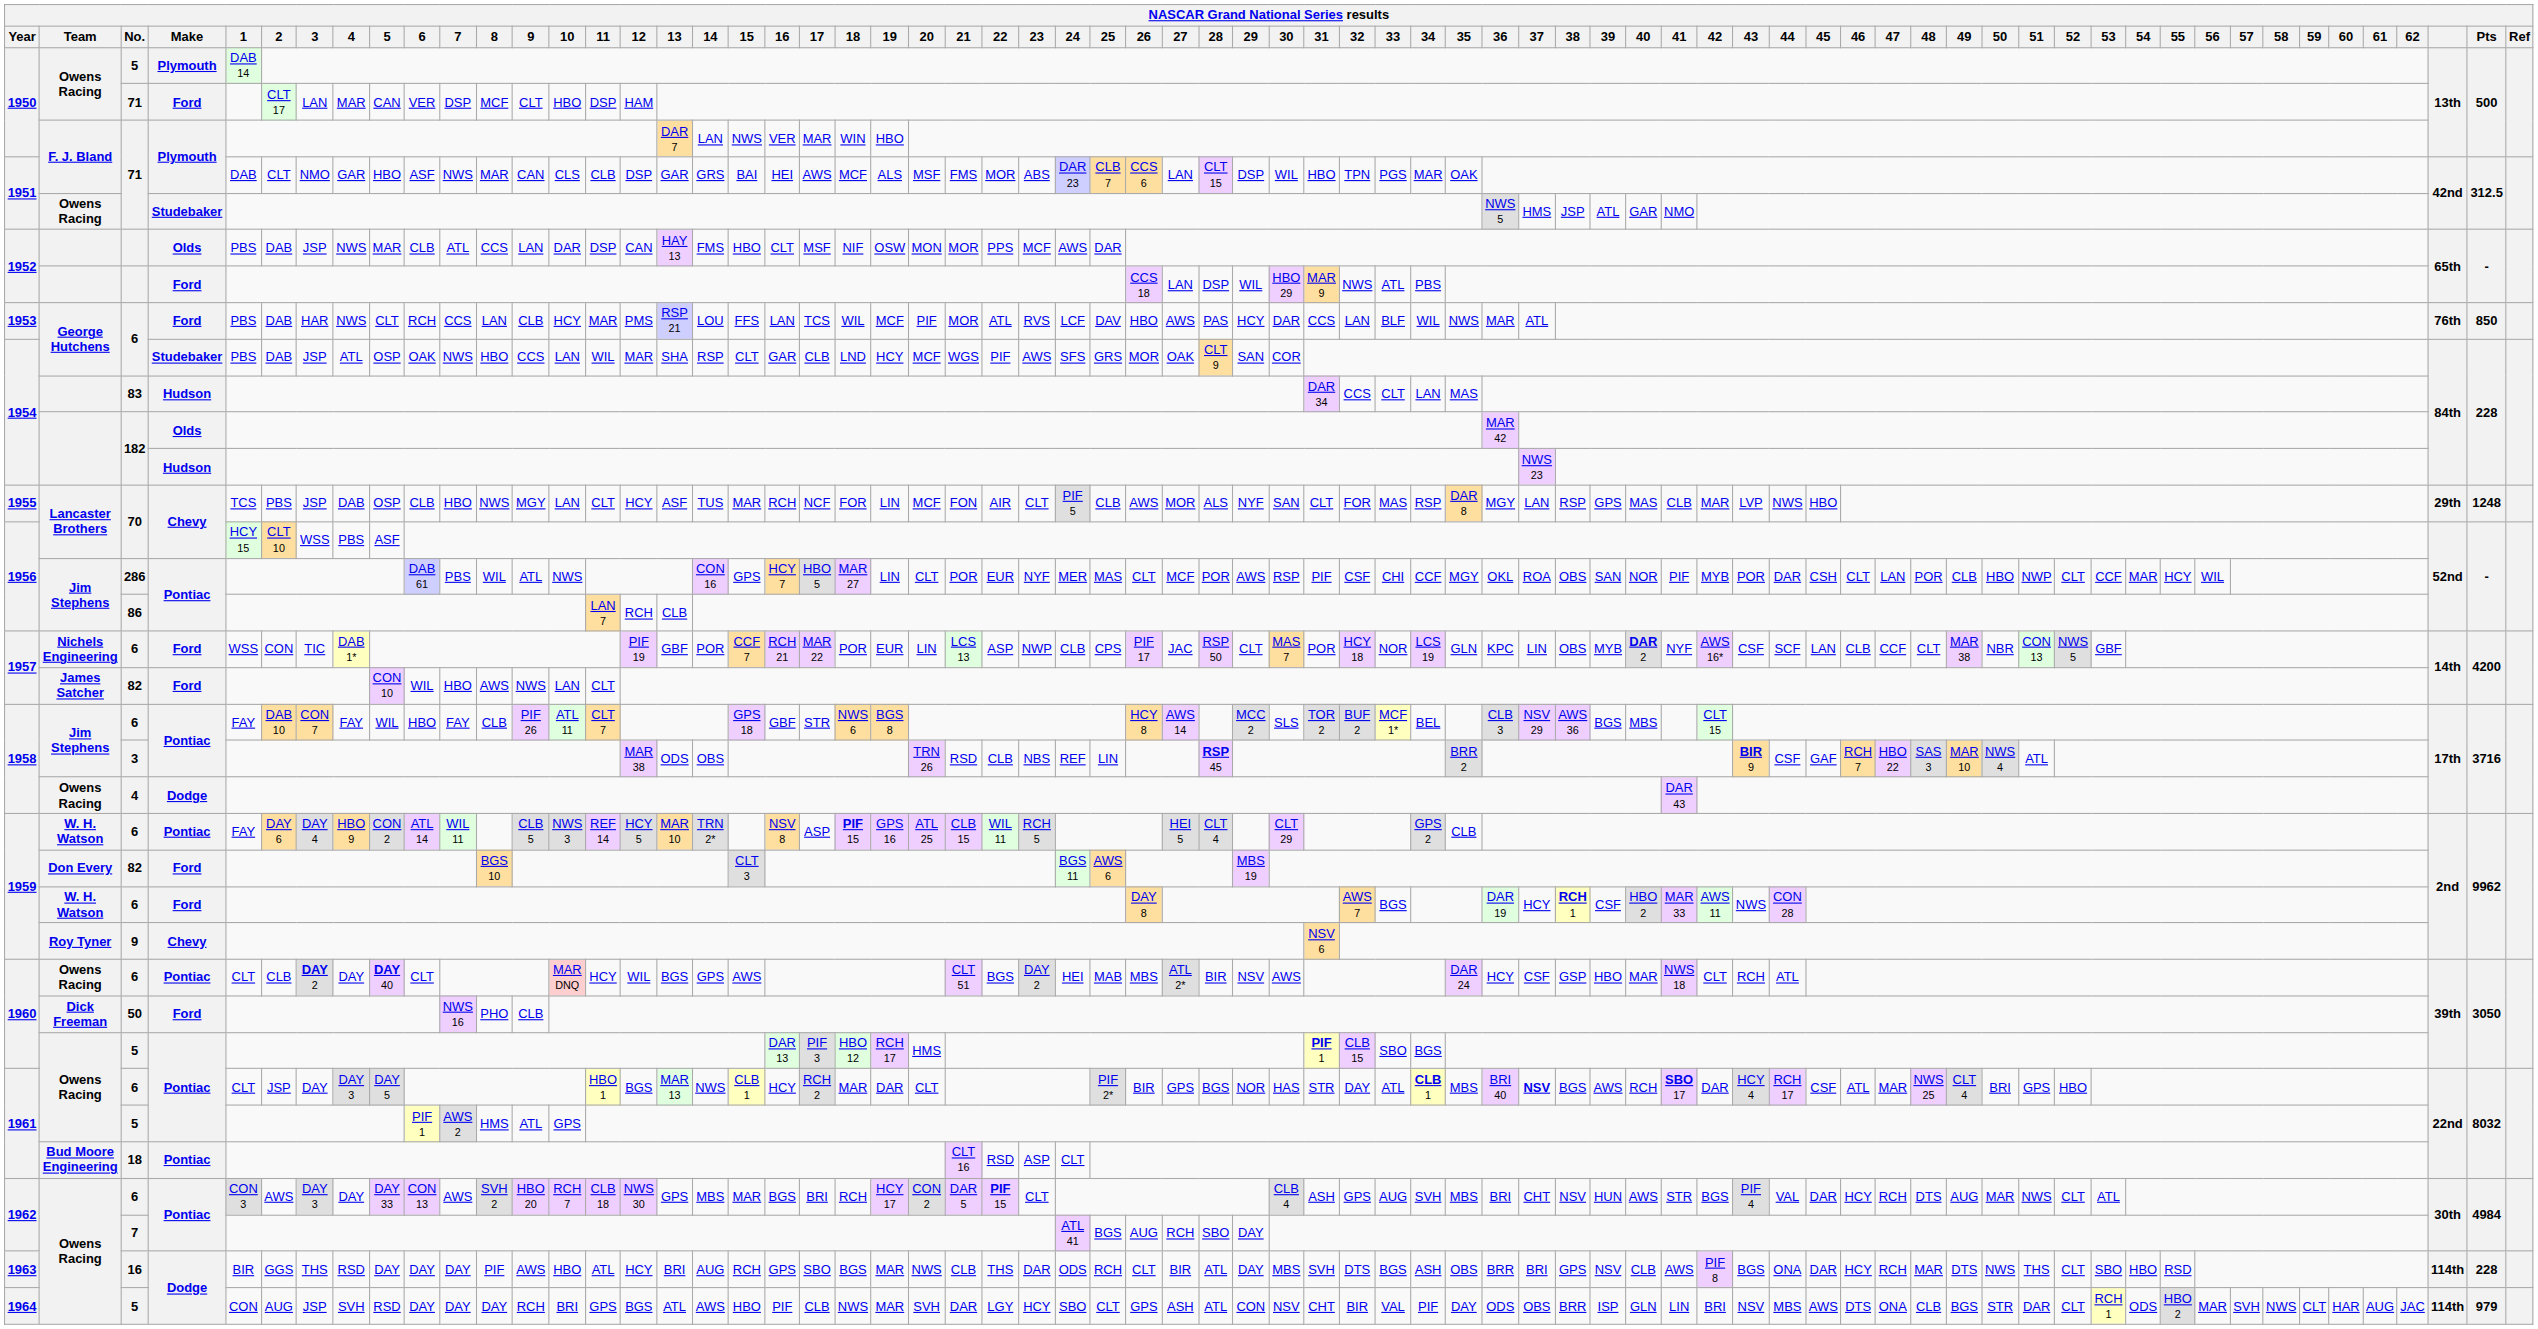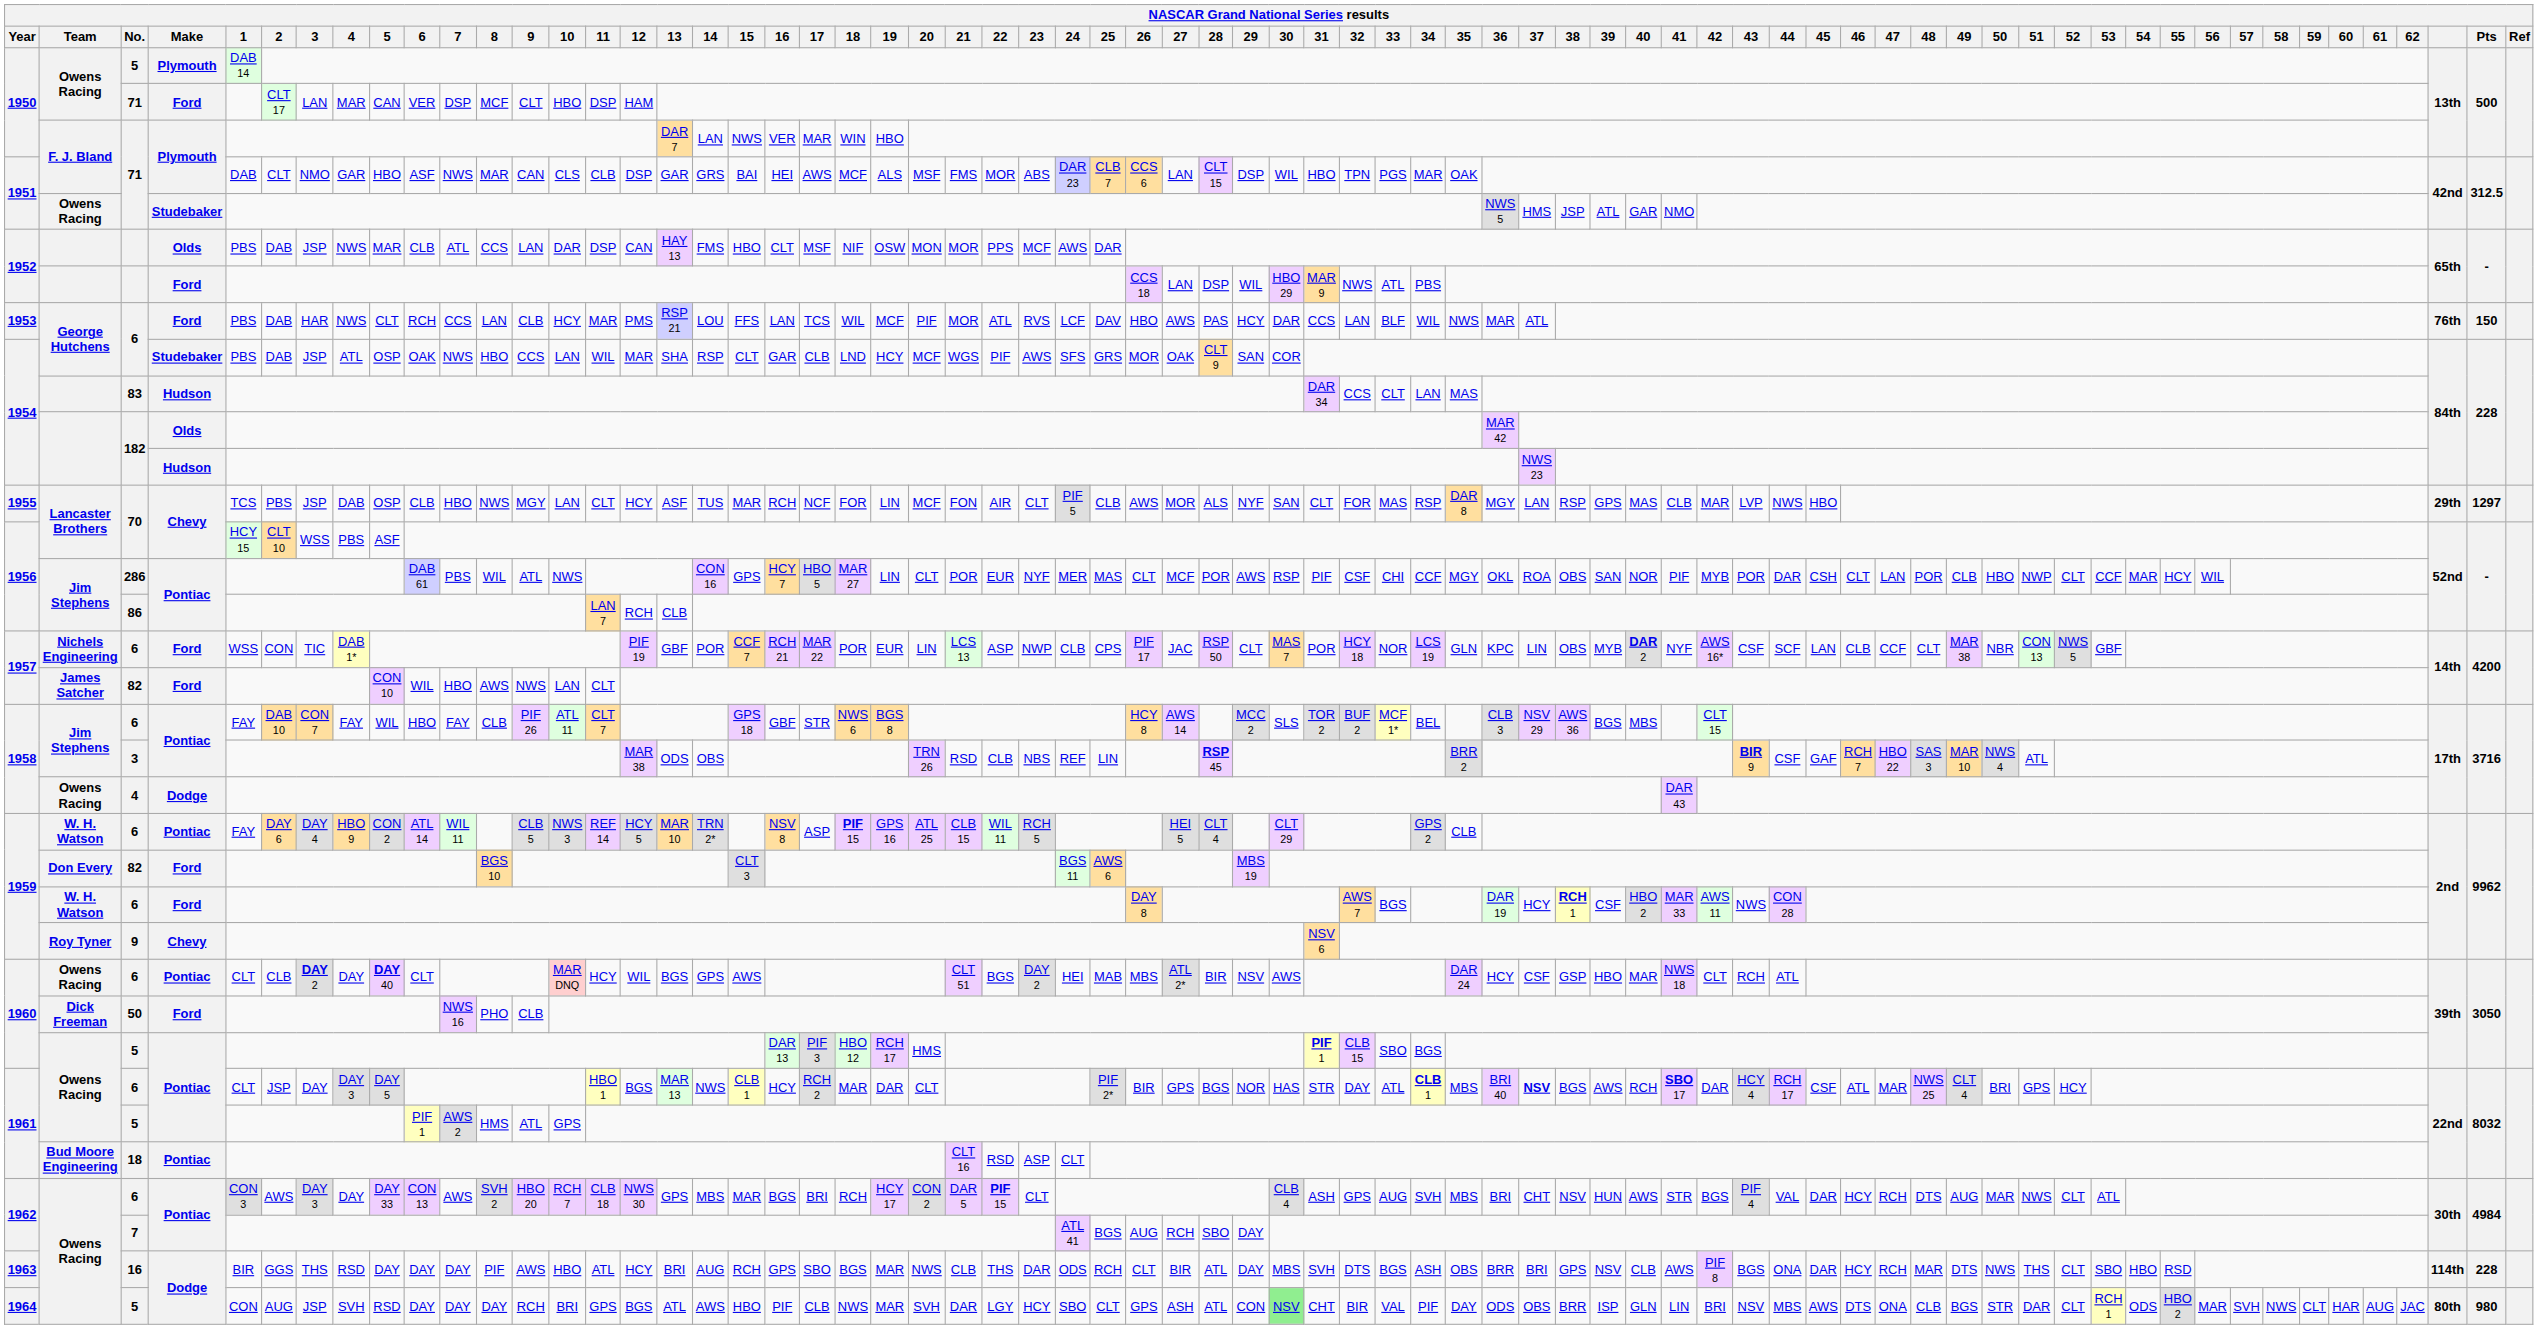(2487, 321) 850 -> (2487, 321) 150
(2487, 503) 1248 -> (2487, 503) 1297
(2073, 1087) HBO -> (2073, 1087) HCY
(1286, 1306) no background -> (1286, 1306) lightgreen background
(2448, 1306) 114th -> (2448, 1306) 80th
(2487, 1306) 979 -> (2487, 1306) 980
